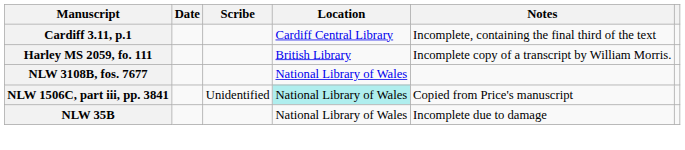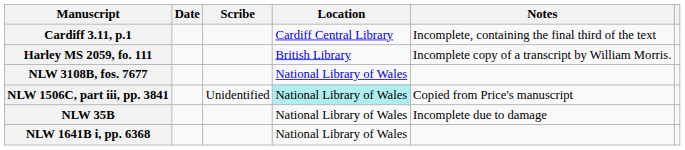+ row: (88, 134)
